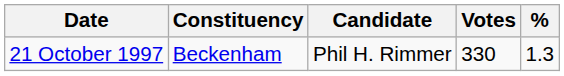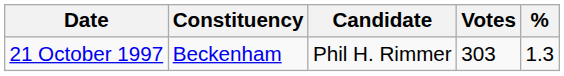(478, 53) 330 -> (478, 53) 303
